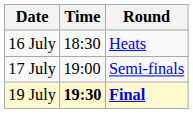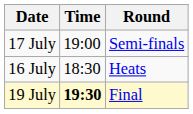rows swapped: (32, 43) <-> (32, 69)
(127, 95) bold -> (126, 95) normal
